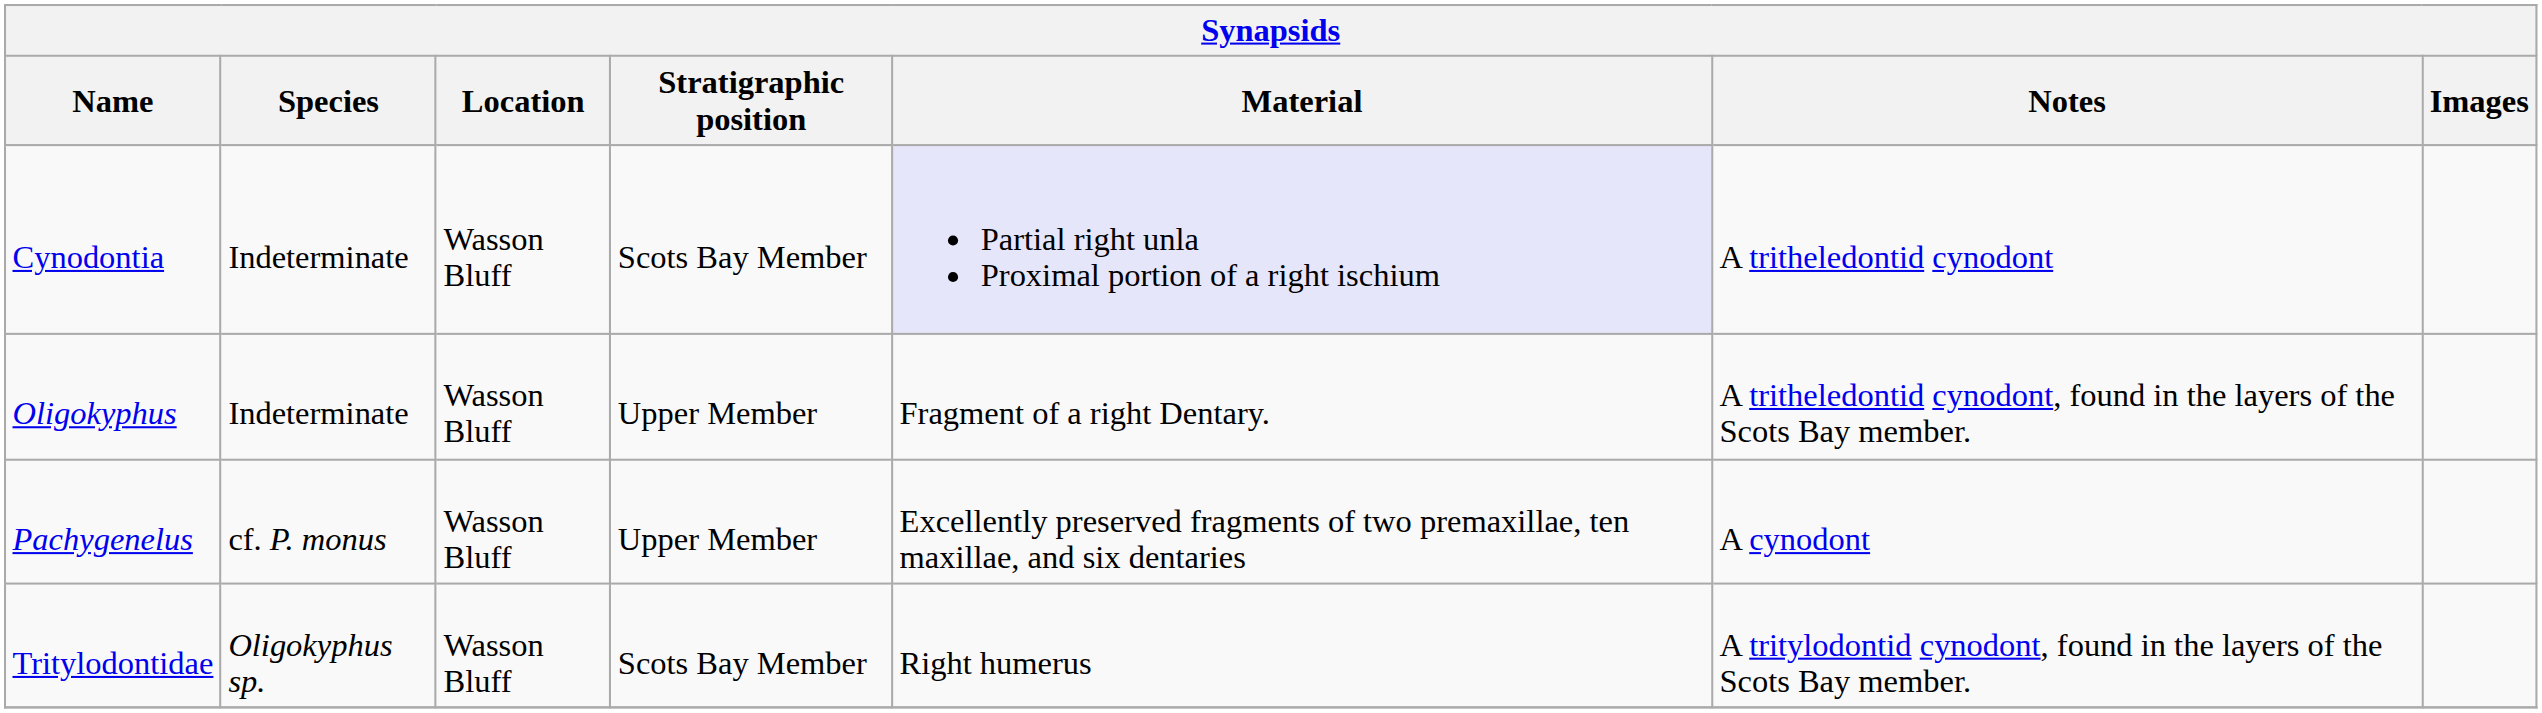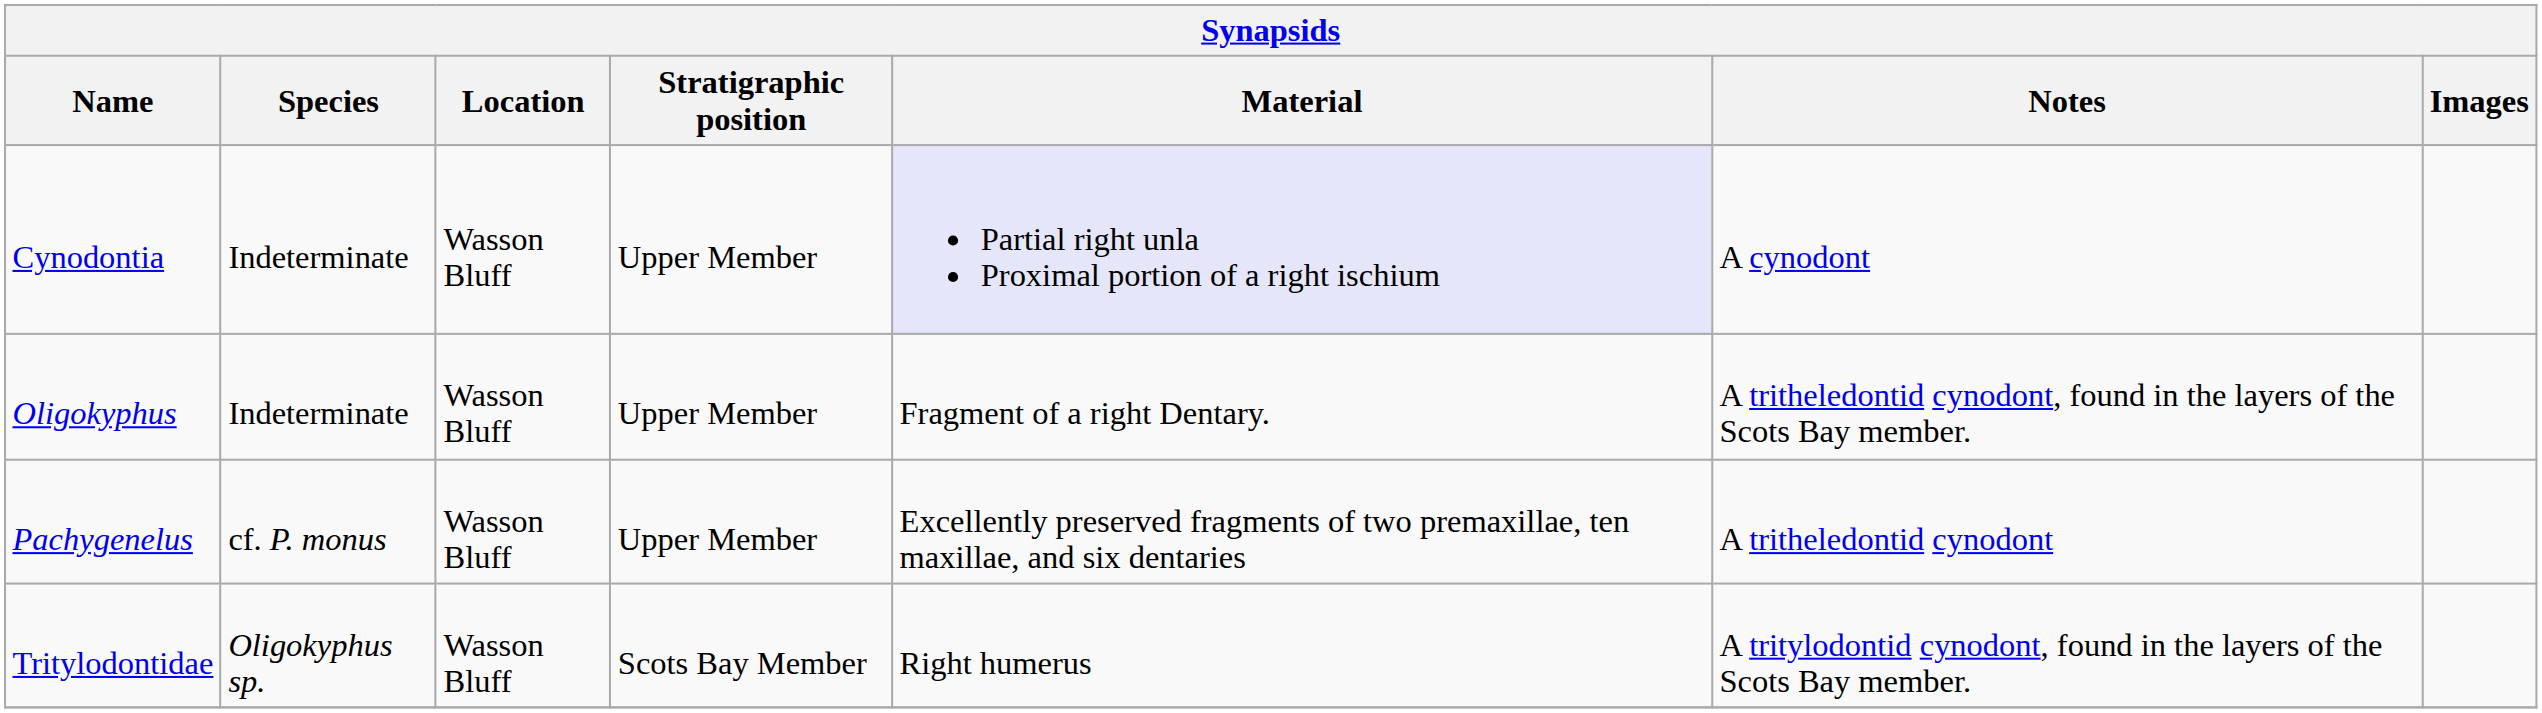(742, 257) Scots Bay Member -> (718, 257) Upper Member
(1886, 257) A tritheledontid cynodont -> (1795, 257) A cynodont
(1795, 538) A cynodont -> (1886, 538) A tritheledontid cynodont
